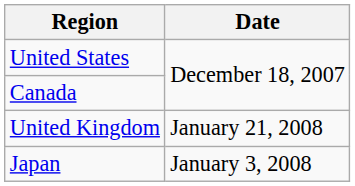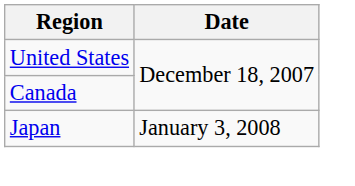- row: (85, 127)
